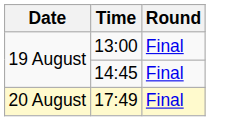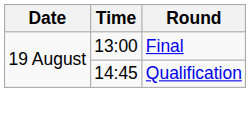(165, 73) Final -> (194, 73) Qualification
- row: (116, 101)
